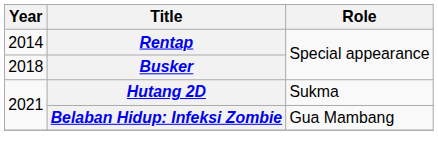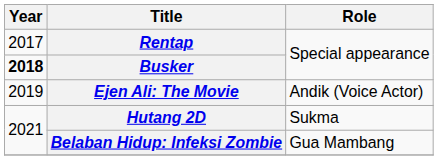(26, 42) 2014 -> (26, 42) 2017
(26, 67) normal -> (26, 67) bold
+ row: (166, 92)
